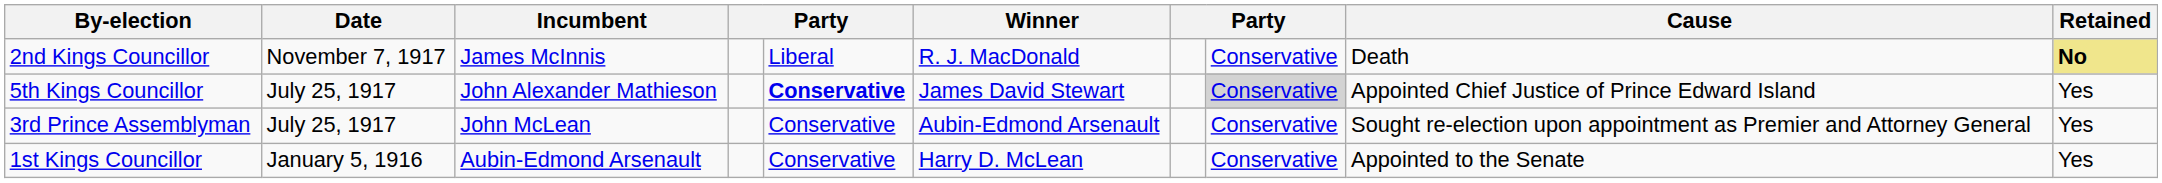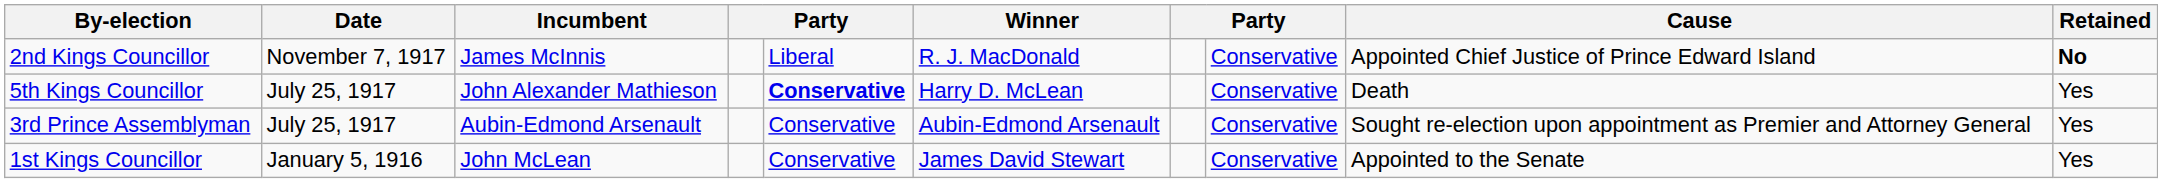(1380, 56) Death -> (1583, 56) Appointed Chief Justice of Prince Edward Island
(2073, 56) khaki background -> (2073, 56) no background
(1022, 90) James David Stewart -> (1001, 90) Harry D. McLean
(1274, 90) lightgrey background -> (1274, 90) no background
(1583, 90) Appointed Chief Justice of Prince Edward Island -> (1380, 90) Death
(526, 125) John McLean -> (581, 125) Aubin-Edmond Arsenault
(581, 159) Aubin-Edmond Arsenault -> (526, 159) John McLean
(1001, 159) Harry D. McLean -> (1022, 159) James David Stewart
